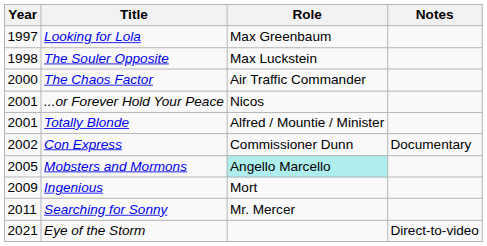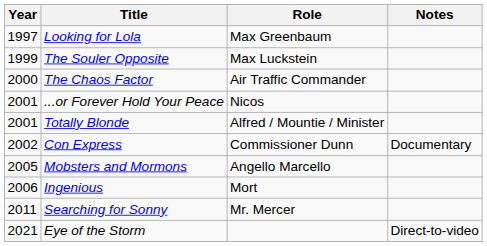(23, 58) 1998 -> (23, 58) 1999
(280, 166) paleturquoise background -> (280, 166) no background
(23, 187) 2009 -> (23, 187) 2006
